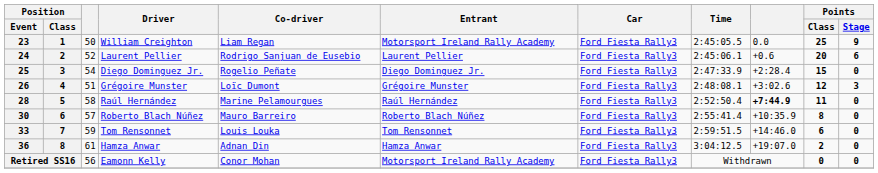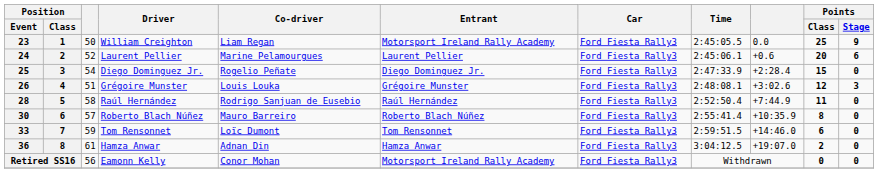(290, 57) Rodrigo Sanjuan de Eusebio -> (272, 57) Marine Pelamourgues
(250, 86) Loïc Dumont -> (250, 86) Louis Louka
(272, 101) Marine Pelamourgues -> (290, 101) Rodrigo Sanjuan de Eusebio
(772, 101) bold -> (772, 101) normal
(250, 131) Louis Louka -> (250, 131) Loïc Dumont
